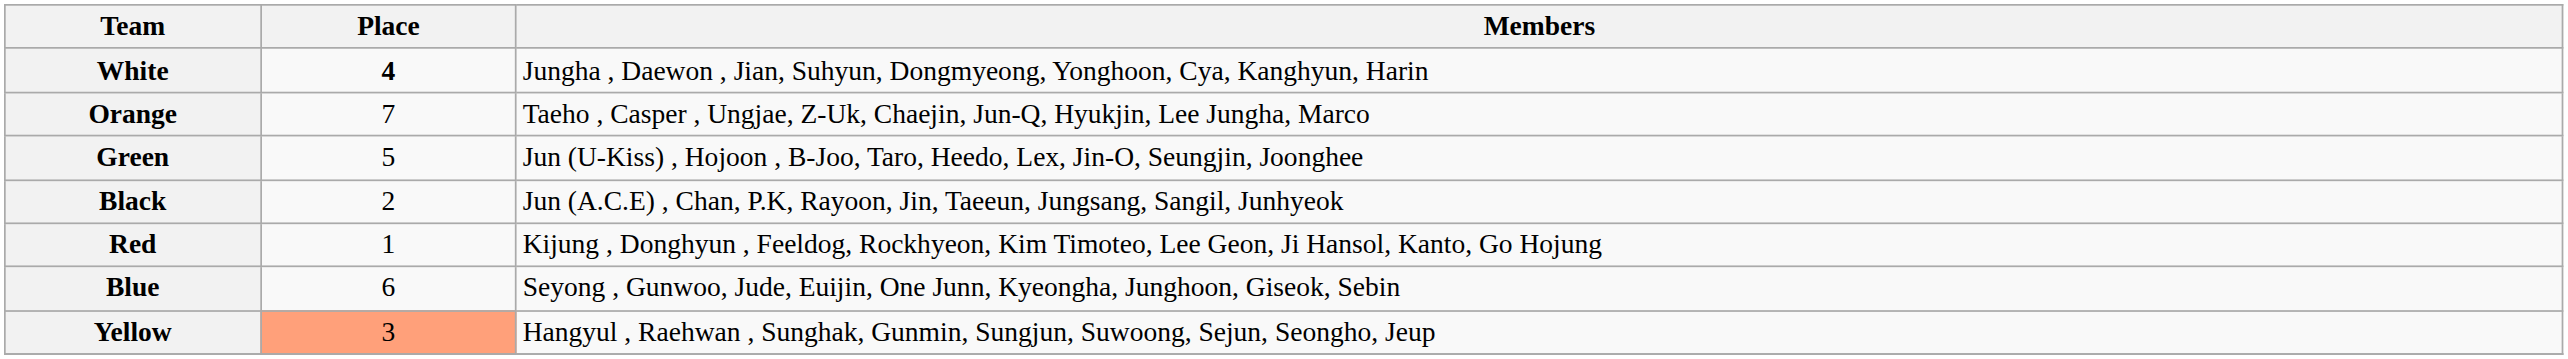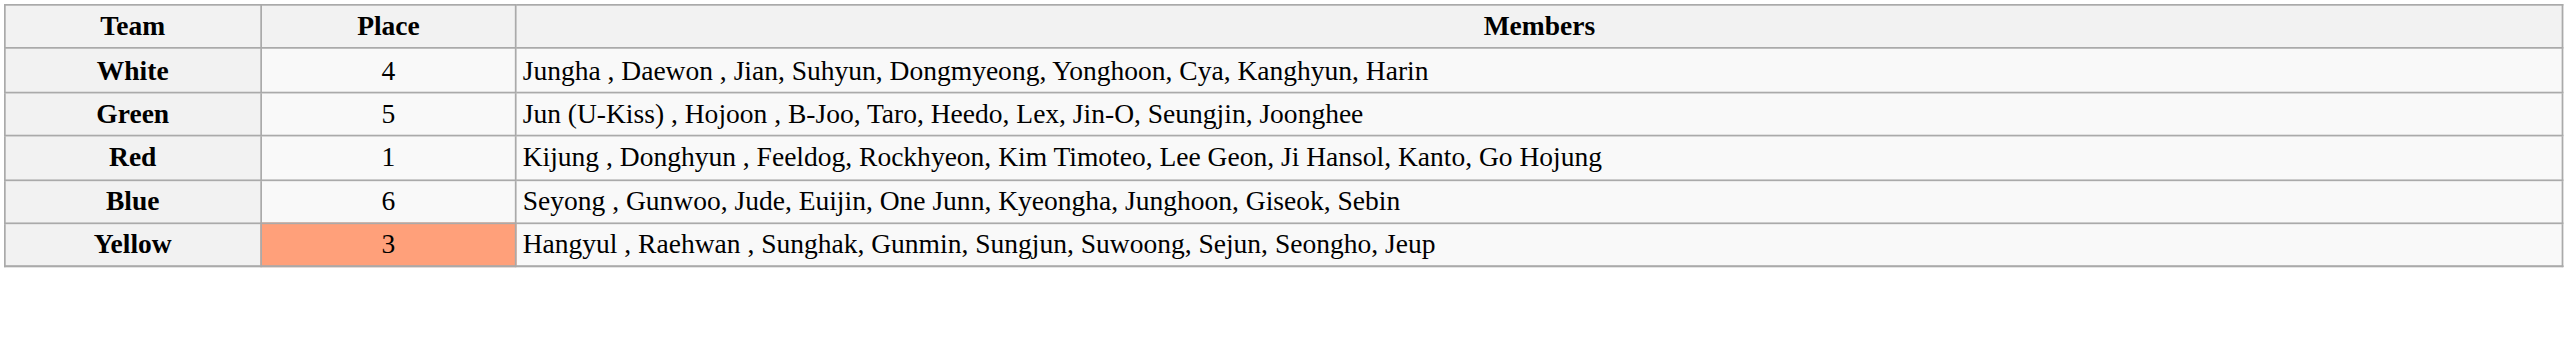(388, 69) bold -> (388, 69) normal
- row: (133, 113)
- row: (133, 200)
